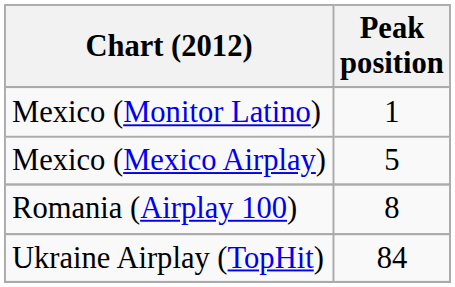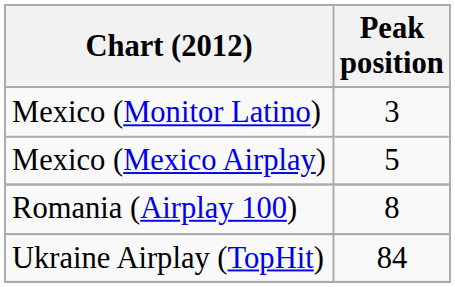(392, 111) 1 -> (392, 111) 3
